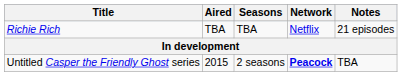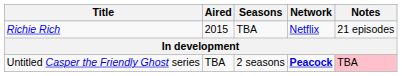(215, 29) TBA -> (216, 29) 2015
(216, 63) 2015 -> (215, 63) TBA
(348, 63) no background -> (348, 63) pink background
